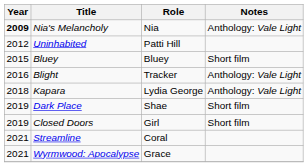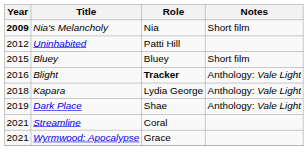(254, 28) Anthology: Vale Light -> (229, 28) Short film
(160, 75) normal -> (161, 75) bold
(229, 106) Short film -> (254, 106) Anthology: Vale Light
- row: (63, 122)
